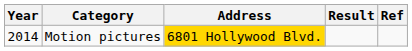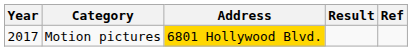(23, 36) 2014 -> (23, 36) 2017
